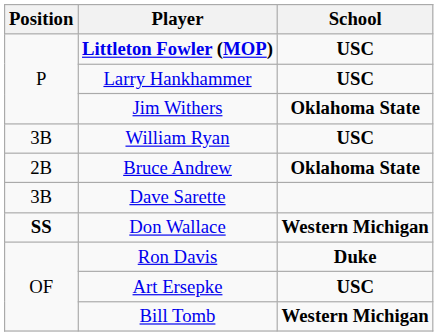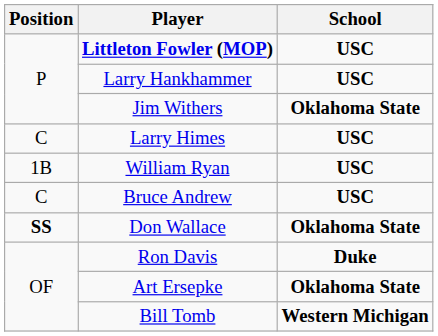+ row: (178, 138)
(41, 138) 3B -> (41, 167) 1B
(41, 167) 2B -> (41, 197) C
(355, 167) Oklahoma State -> (355, 197) USC
- row: (178, 197)
(355, 227) Western Michigan -> (355, 227) Oklahoma State
(355, 286) USC -> (355, 286) Oklahoma State
